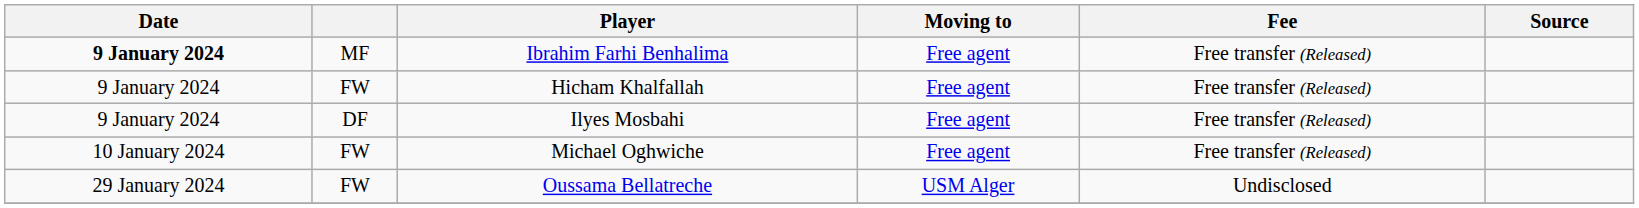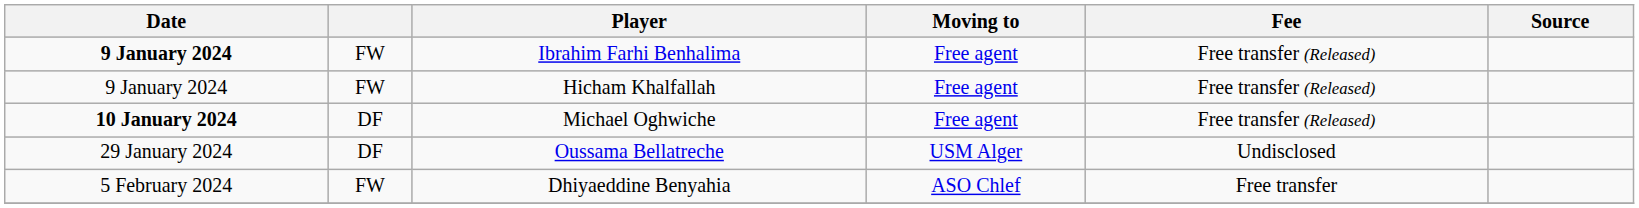(355, 53) MF -> (370, 53) FW
- row: (627, 119)
(158, 152) normal -> (166, 119) bold
(355, 152) FW -> (370, 119) DF
(355, 185) FW -> (370, 152) DF
+ row: (639, 185)
